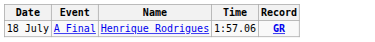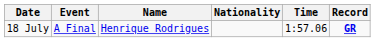+ column: (247, 13)
